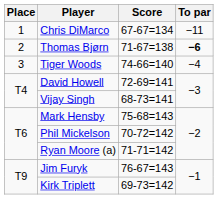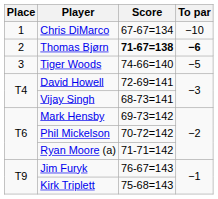(194, 30) −11 -> (194, 30) −10
(147, 47) normal -> (147, 47) bold
(194, 64) −4 -> (194, 64) −5
(147, 116) 75-68=143 -> (147, 116) 69-73=142
(147, 185) 69-73=142 -> (147, 185) 75-68=143
